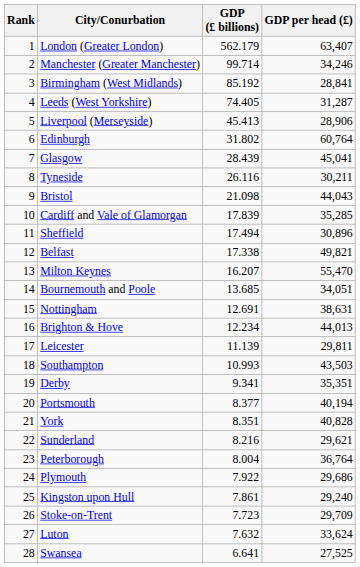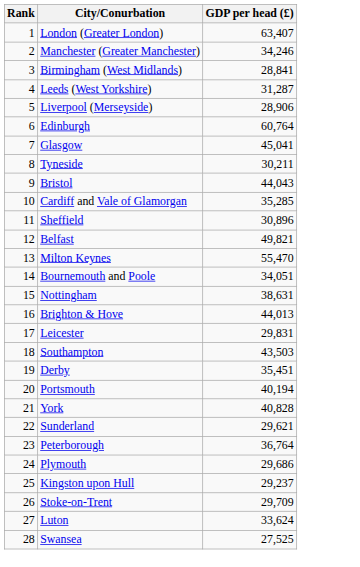- column: (232, 20)
(337, 346) 29,811 -> (277, 333) 29,831
(336, 383) 35,351 -> (277, 370) 35,451
(336, 496) 29,240 -> (277, 483) 29,237
